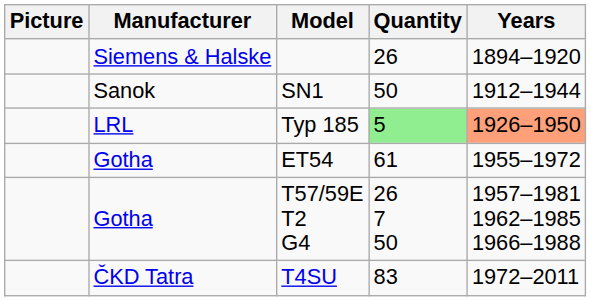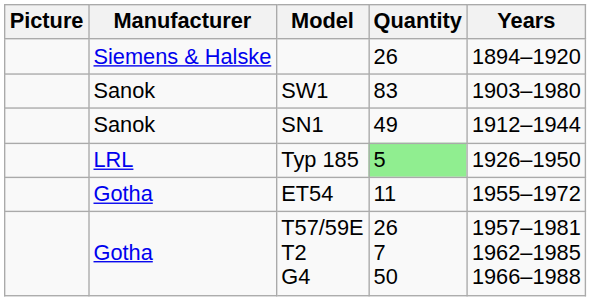+ row: (305, 90)
(386, 90) 50 -> (386, 125) 49
(526, 125) lightsalmon background -> (526, 159) no background
(386, 159) 61 -> (385, 194) 11
- row: (309, 277)
